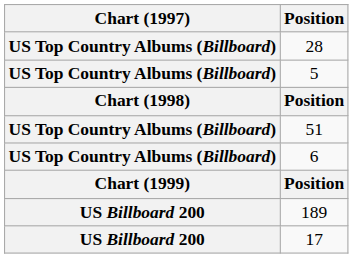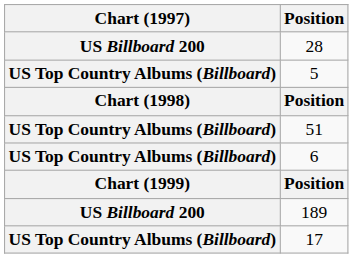(142, 45) US Top Country Albums (Billboard) -> (142, 45) US Billboard 200
(142, 239) US Billboard 200 -> (142, 239) US Top Country Albums (Billboard)
